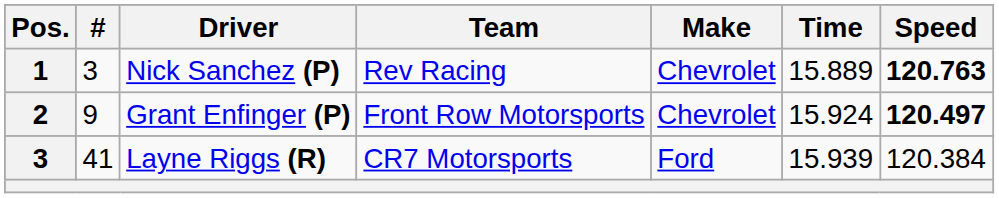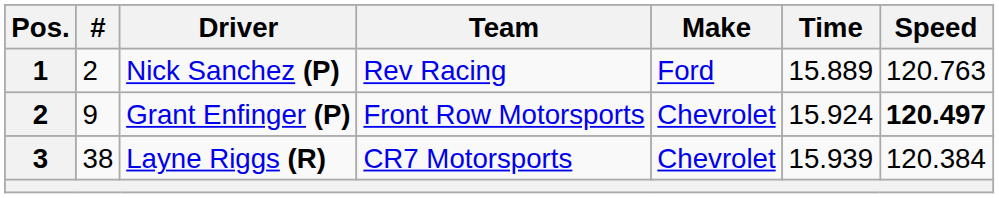(90, 71) 3 -> (90, 71) 2
(717, 71) Chevrolet -> (686, 71) Ford
(936, 71) bold -> (936, 71) normal
(98, 158) 41 -> (98, 158) 38
(686, 158) Ford -> (717, 158) Chevrolet
